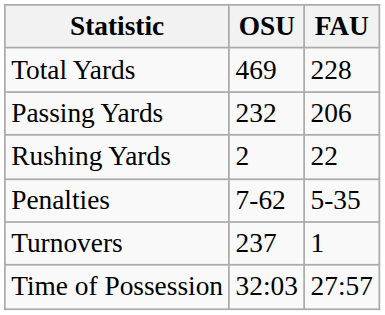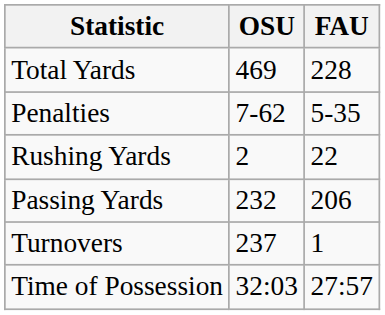rows swapped: (87, 112) <-> (61, 199)
